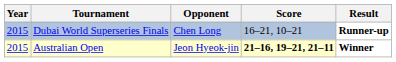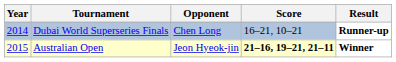(18, 31) 2015 -> (18, 31) 2014
